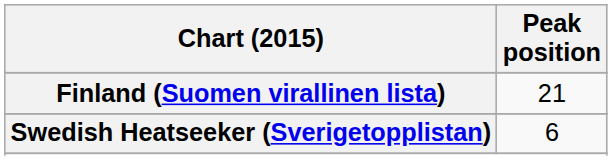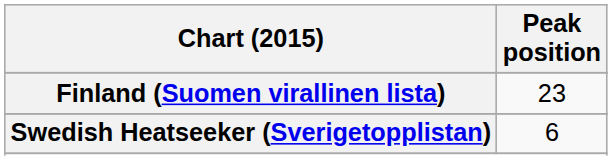(552, 93) 21 -> (552, 93) 23
